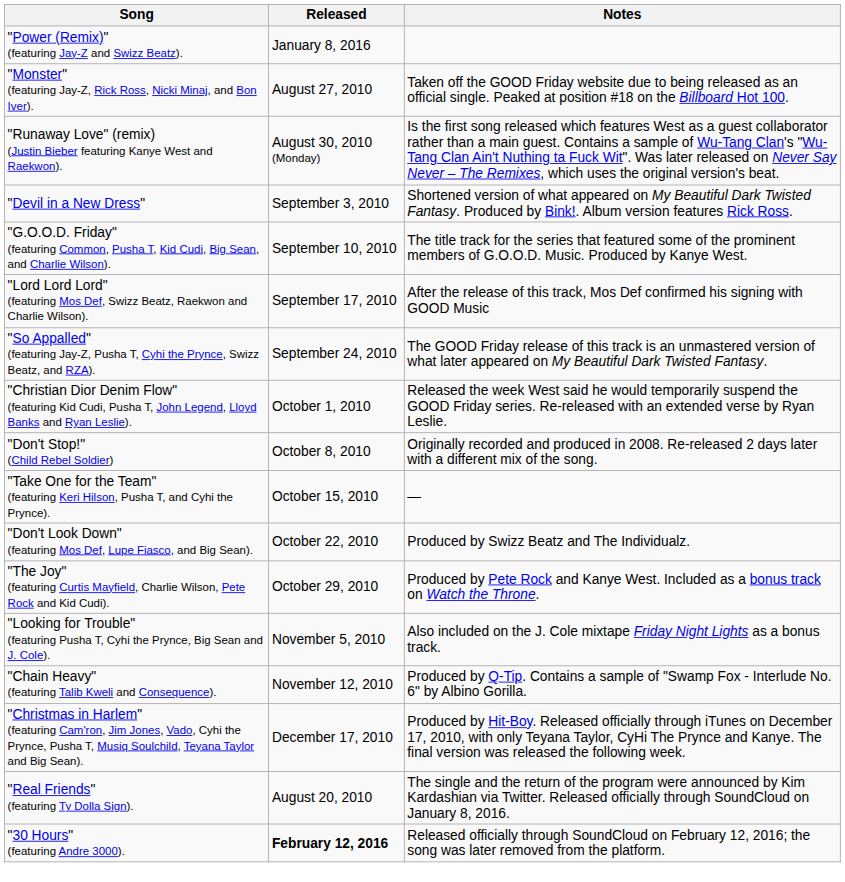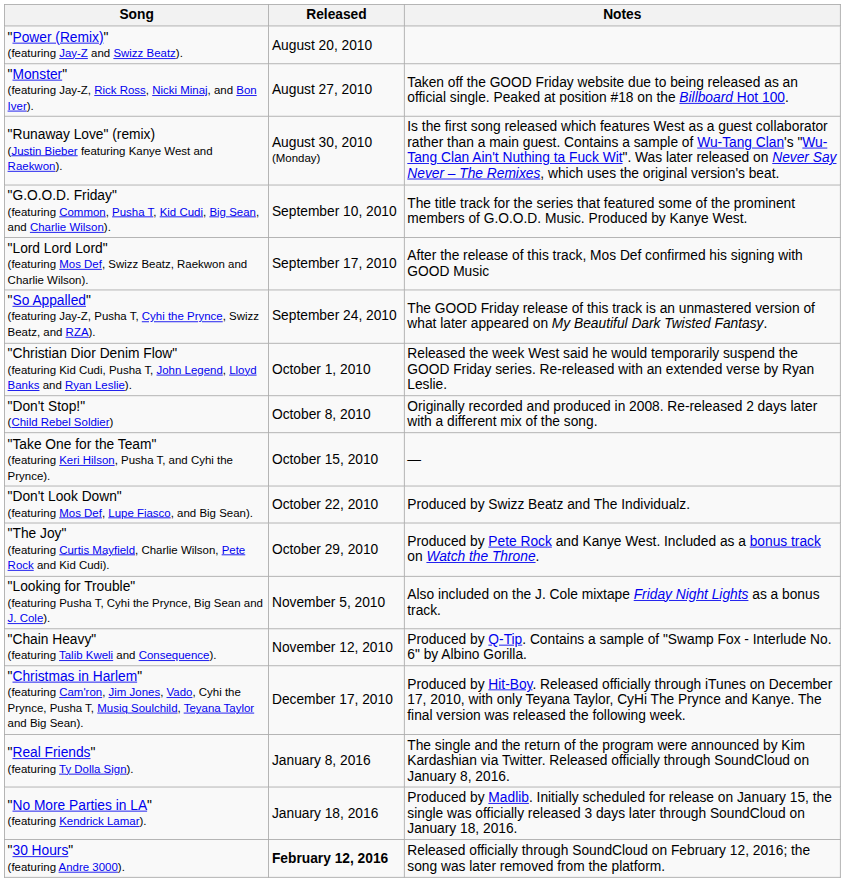(321, 44) January 8, 2016 -> (322, 44) August 20, 2010
- row: (76, 203)
(322, 798) August 20, 2010 -> (321, 760) January 8, 2016
+ row: (80, 813)
